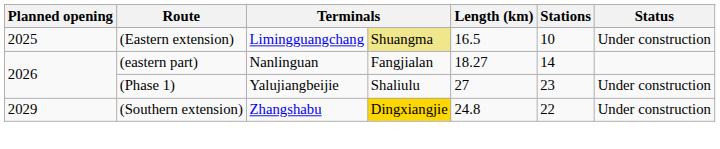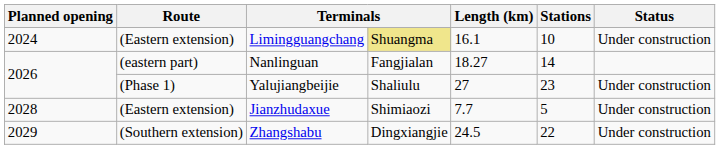(23, 39) 2025 -> (23, 39) 2024
(467, 39) 16.5 -> (467, 39) 16.1
+ row: (290, 109)
(409, 109) gold background -> (409, 132) no background
(467, 109) 24.8 -> (467, 132) 24.5
